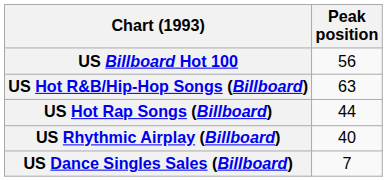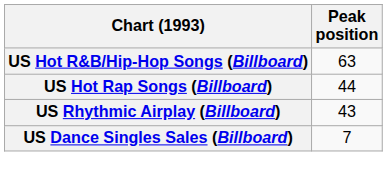- row: (158, 61)
(347, 138) 40 -> (347, 112) 43
